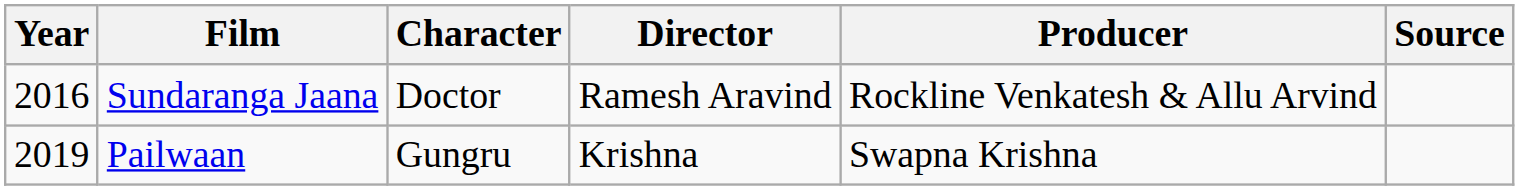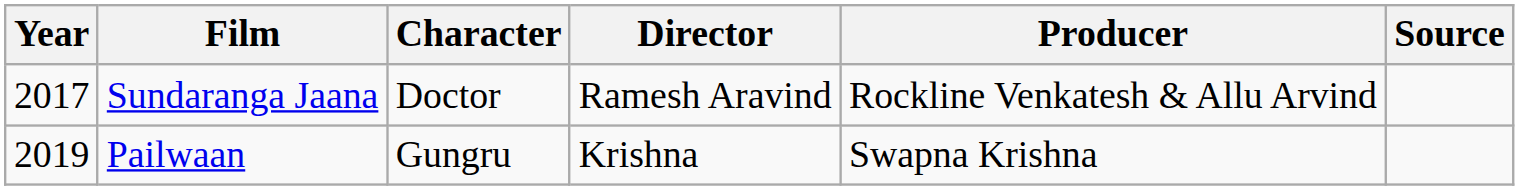(52, 94) 2016 -> (52, 94) 2017
